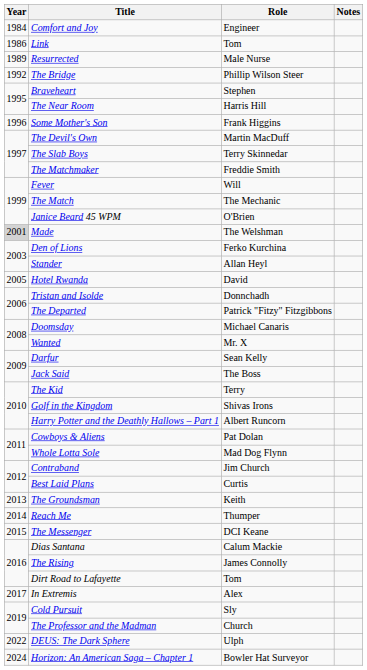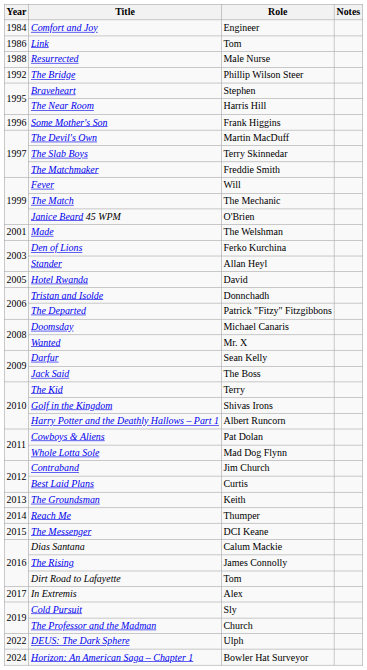(17, 59) 1989 -> (17, 59) 1988
(17, 232) lightgrey background -> (17, 232) no background
